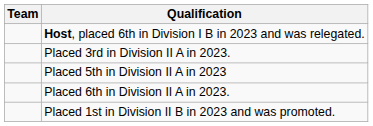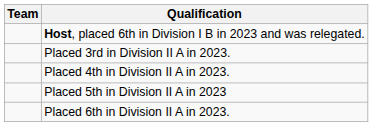+ row: (137, 72)
- row: (190, 111)
